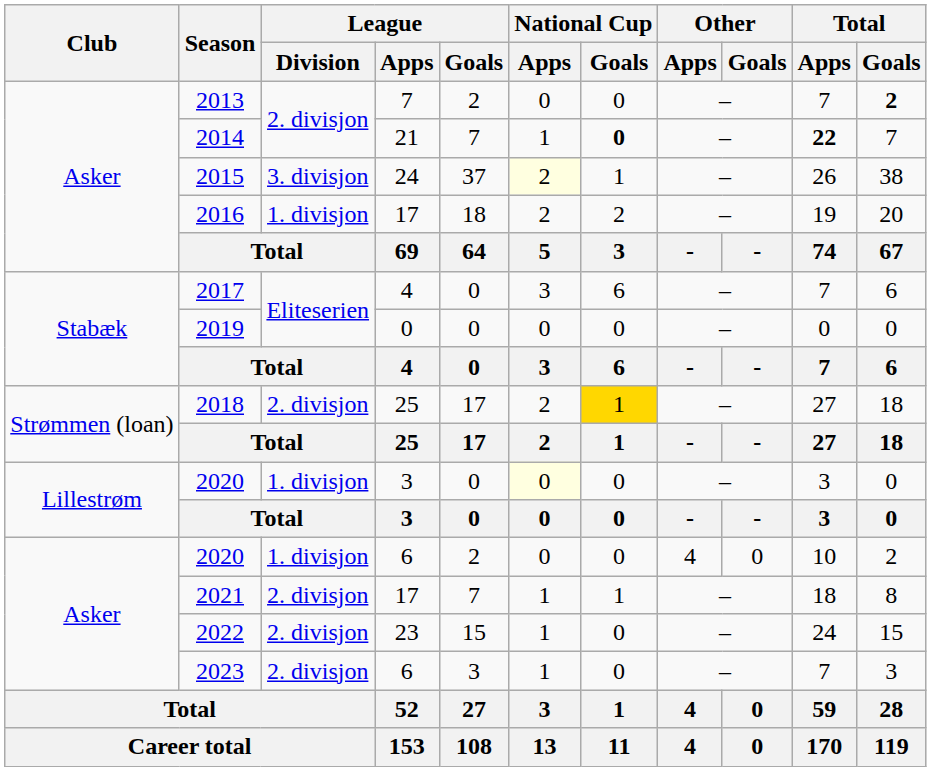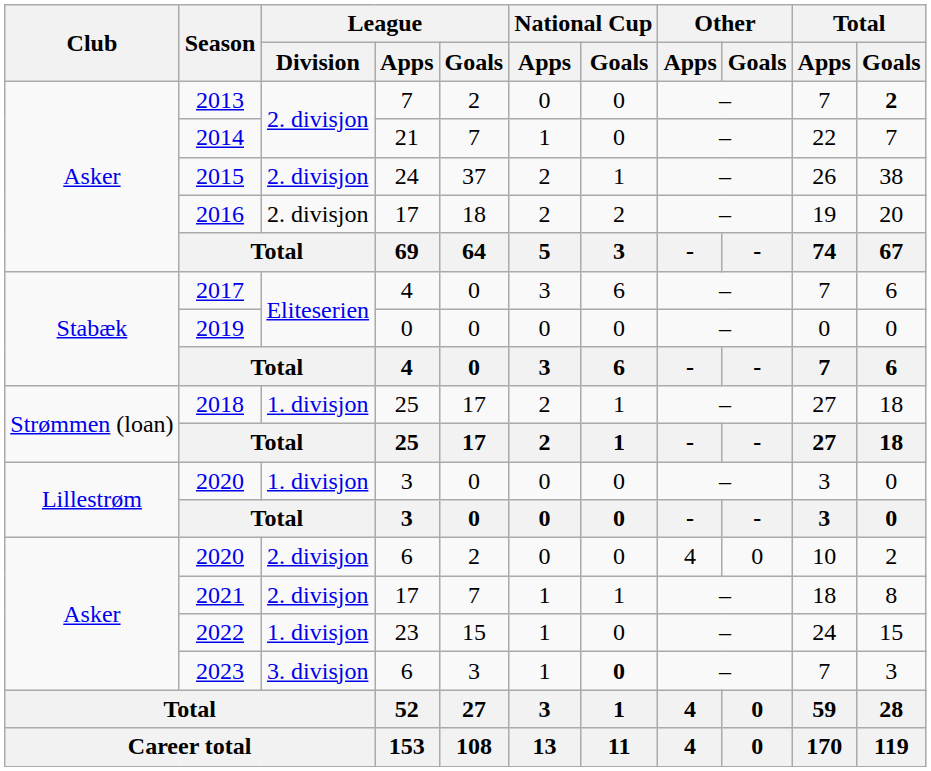(619, 137) bold -> (619, 137) normal
(824, 137) bold -> (824, 137) normal
(318, 175) 3. divisjon -> (318, 175) 2. divisjon
(545, 175) lightyellow background -> (545, 175) no background
(318, 213) 1. divisjon -> (318, 213) 2. divisjon
(318, 404) 2. divisjon -> (318, 404) 1. divisjon
(619, 404) gold background -> (619, 404) no background
(545, 480) lightyellow background -> (545, 480) no background
(318, 556) 1. divisjon -> (318, 556) 2. divisjon
(318, 632) 2. divisjon -> (318, 632) 1. divisjon
(318, 670) 2. divisjon -> (318, 670) 3. divisjon
(619, 670) normal -> (619, 670) bold
